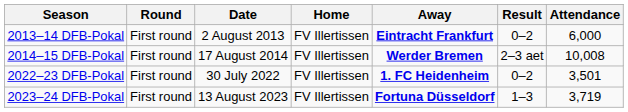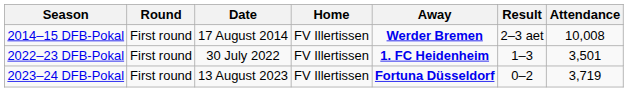- row: (66, 35)
(522, 76) 0–2 -> (522, 55) 1–3
(522, 96) 1–3 -> (522, 76) 0–2
